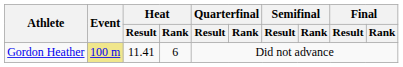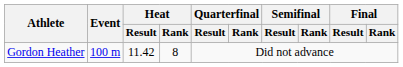(105, 53) khaki background -> (105, 53) no background
(141, 53) 11.41 -> (141, 53) 11.42
(175, 53) 6 -> (175, 53) 8
